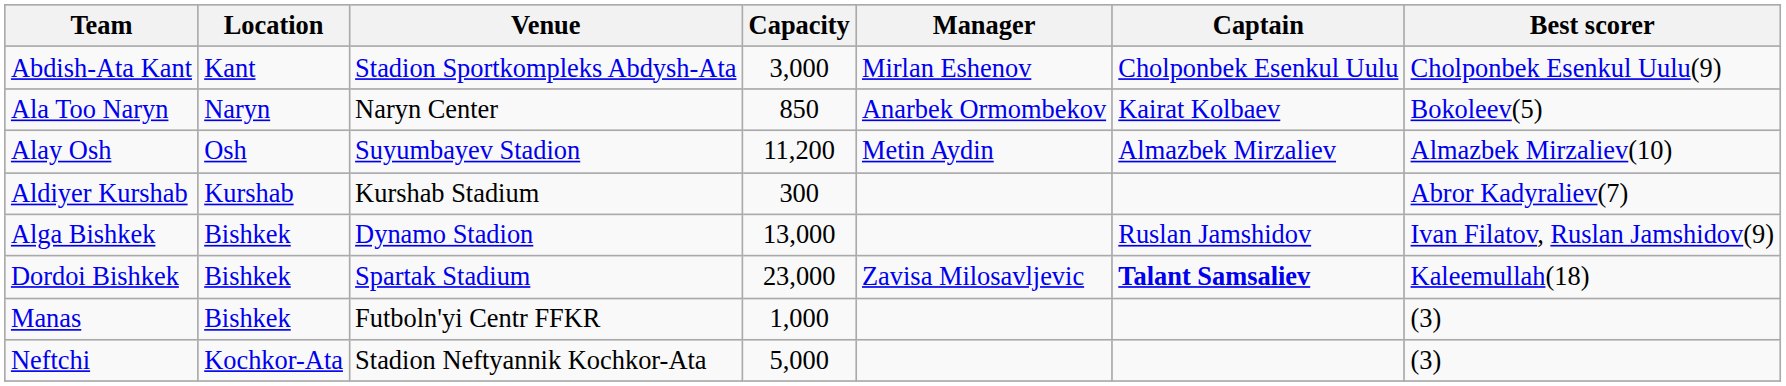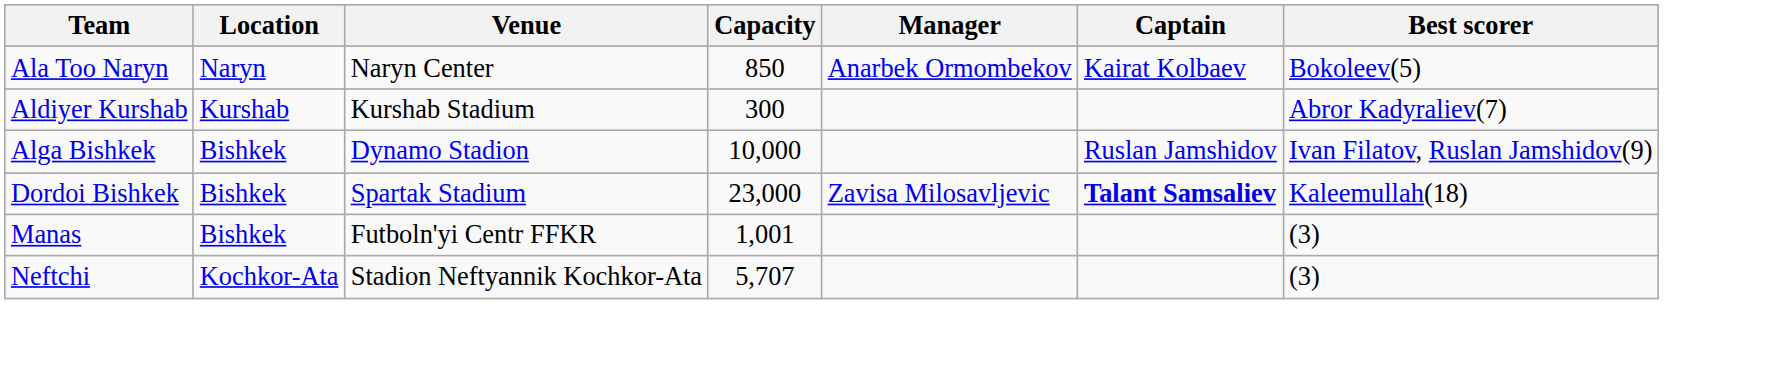- row: (101, 67)
- row: (61, 151)
(799, 234) 13,000 -> (765, 151) 10,000
(799, 318) 1,000 -> (765, 234) 1,001
(799, 360) 5,000 -> (765, 276) 5,707
